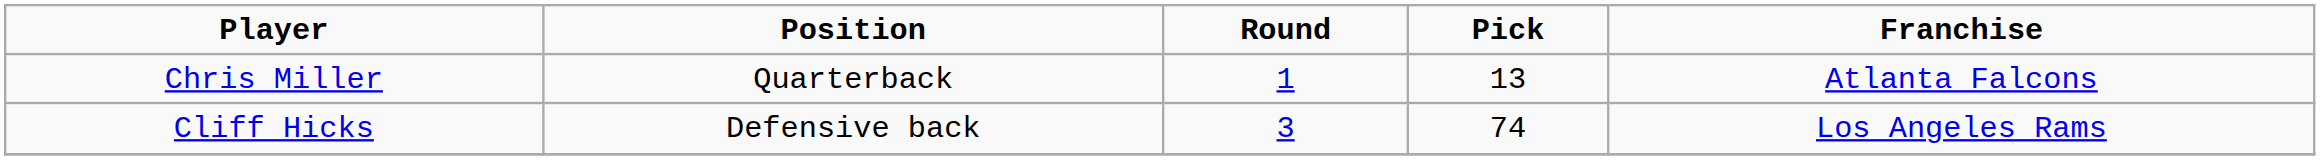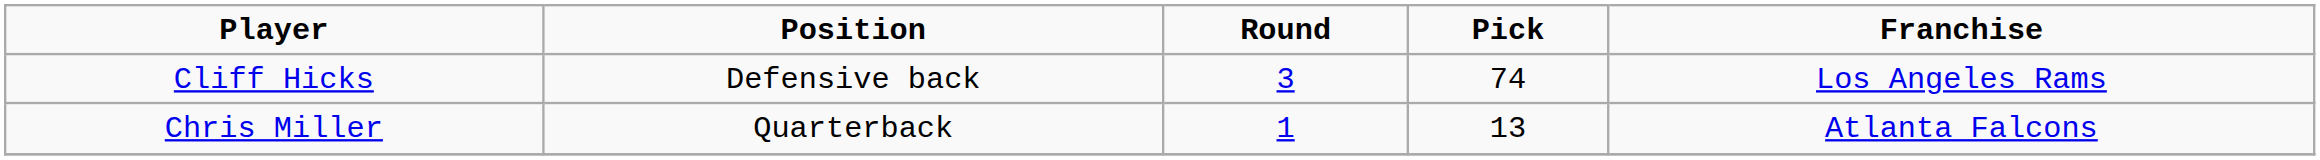rows swapped: (274, 79) <-> (274, 129)
